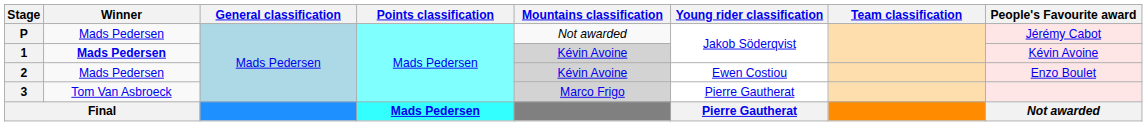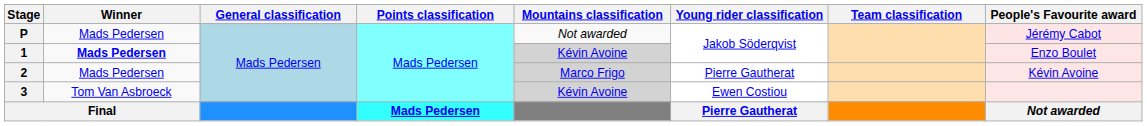(1063, 53) Kévin Avoine -> (1063, 53) Enzo Boulet
(592, 73) Kévin Avoine -> (592, 73) Marco Frigo
(750, 73) Ewen Costiou -> (750, 73) Pierre Gautherat
(1063, 73) Enzo Boulet -> (1063, 73) Kévin Avoine
(592, 92) Marco Frigo -> (592, 92) Kévin Avoine
(750, 92) Pierre Gautherat -> (750, 92) Ewen Costiou
